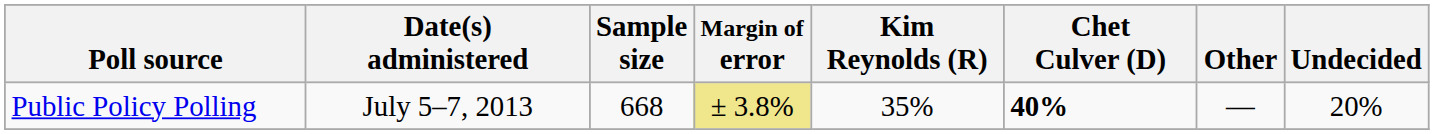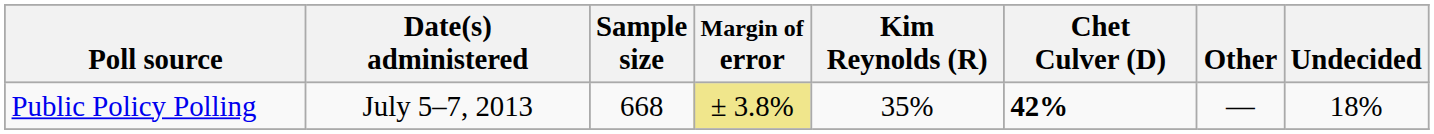(1039, 105) 40% -> (1039, 105) 42%
(1356, 105) 20% -> (1356, 105) 18%
